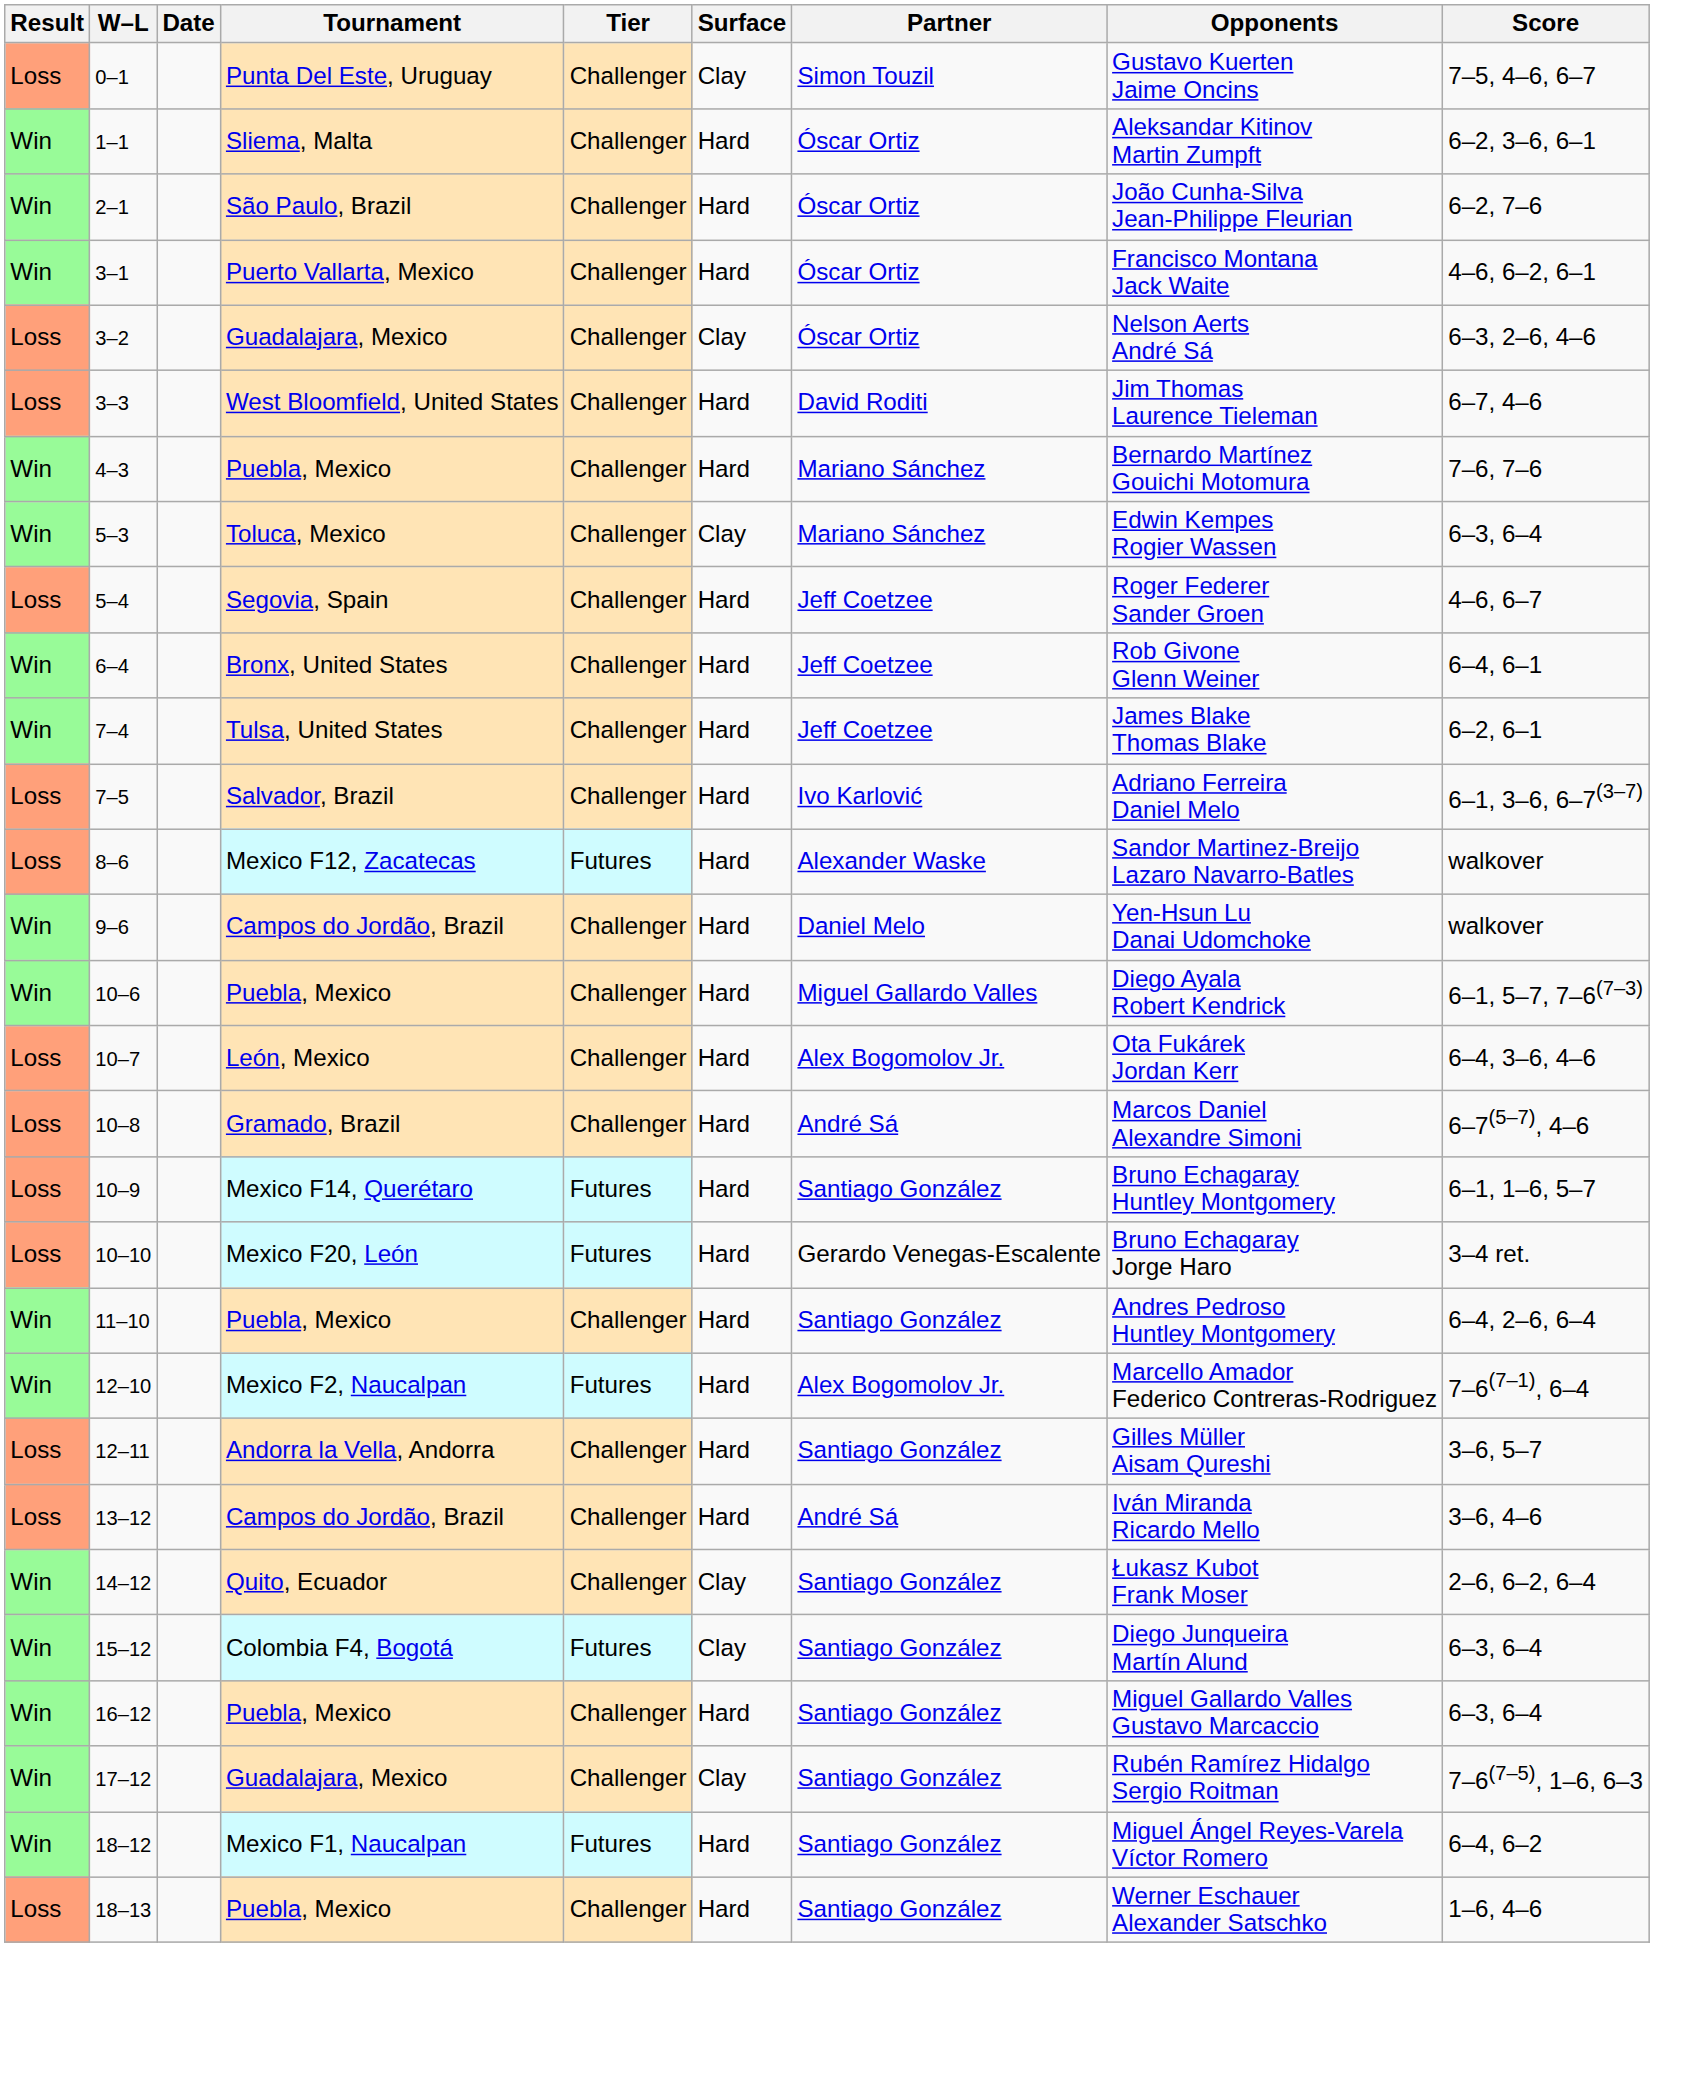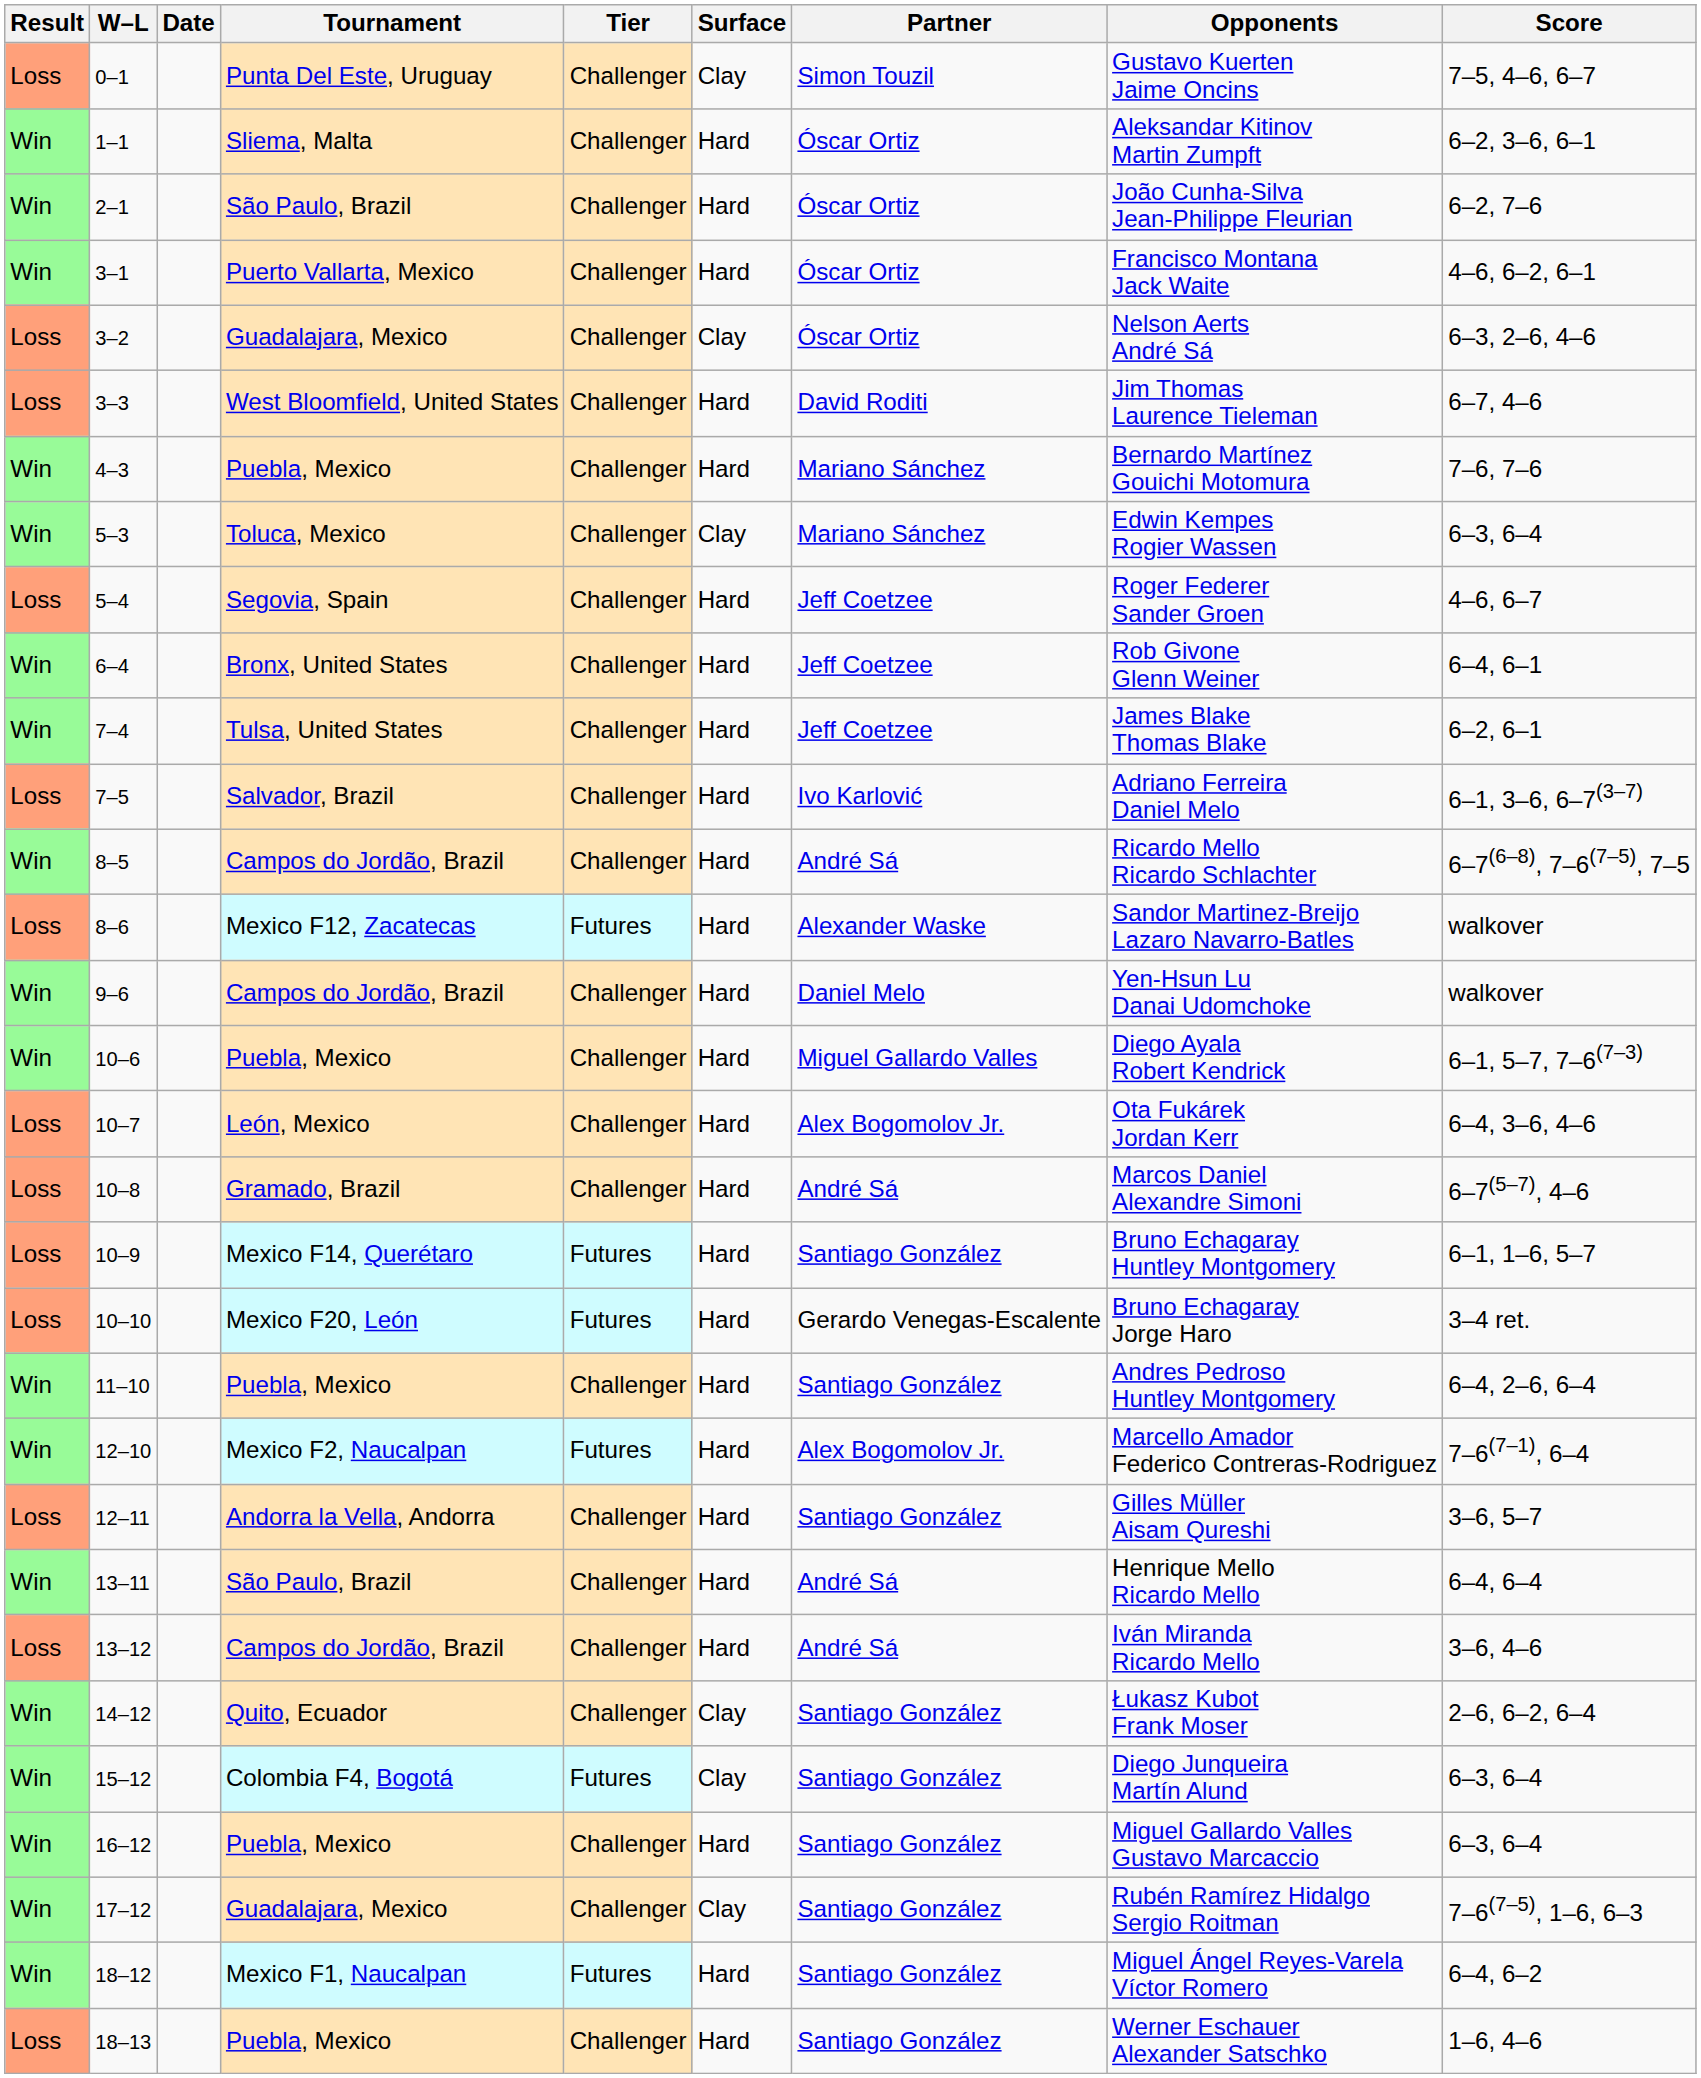+ row: (112, 863)
+ row: (123, 1583)
